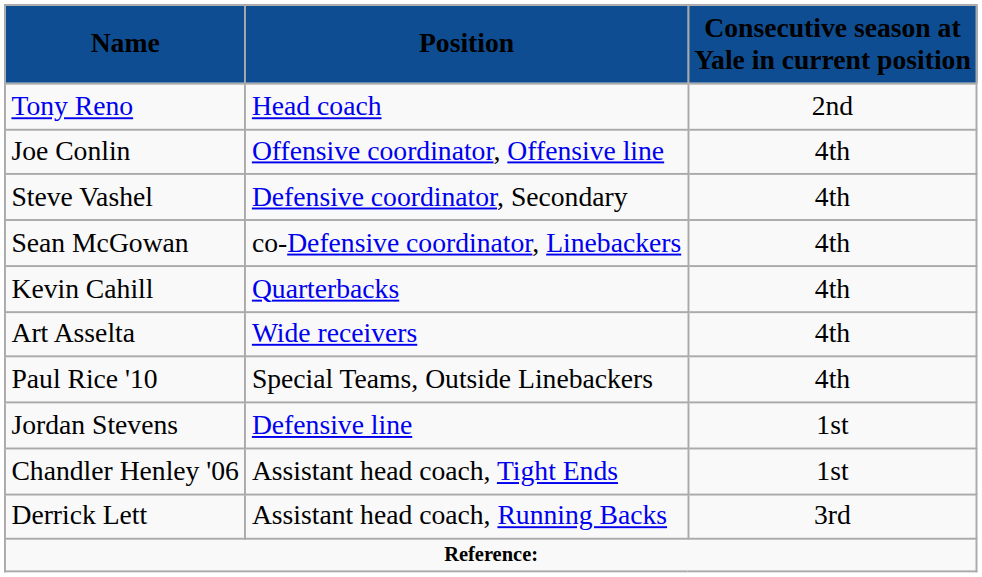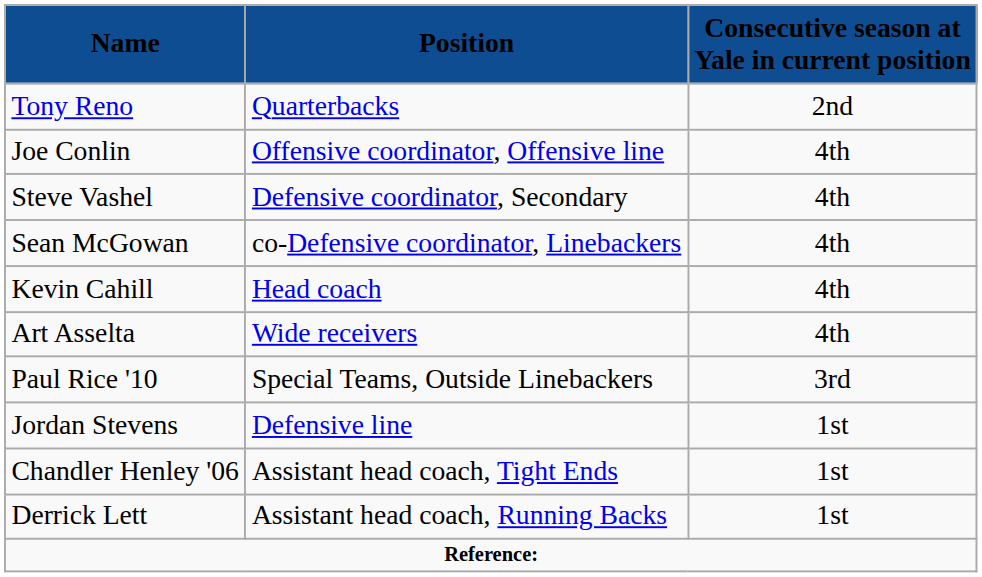(317, 105) Head coach -> (326, 105) Quarterbacks
(326, 288) Quarterbacks -> (317, 288) Head coach
(832, 379) 4th -> (832, 379) 3rd
(832, 516) 3rd -> (832, 516) 1st
